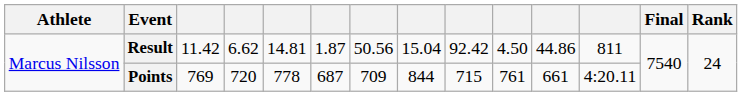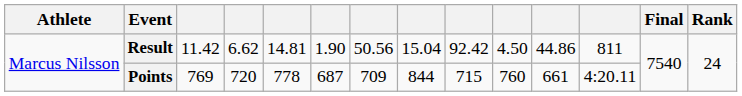(330, 48) 1.87 -> (330, 48) 1.90
(512, 77) 761 -> (512, 77) 760
